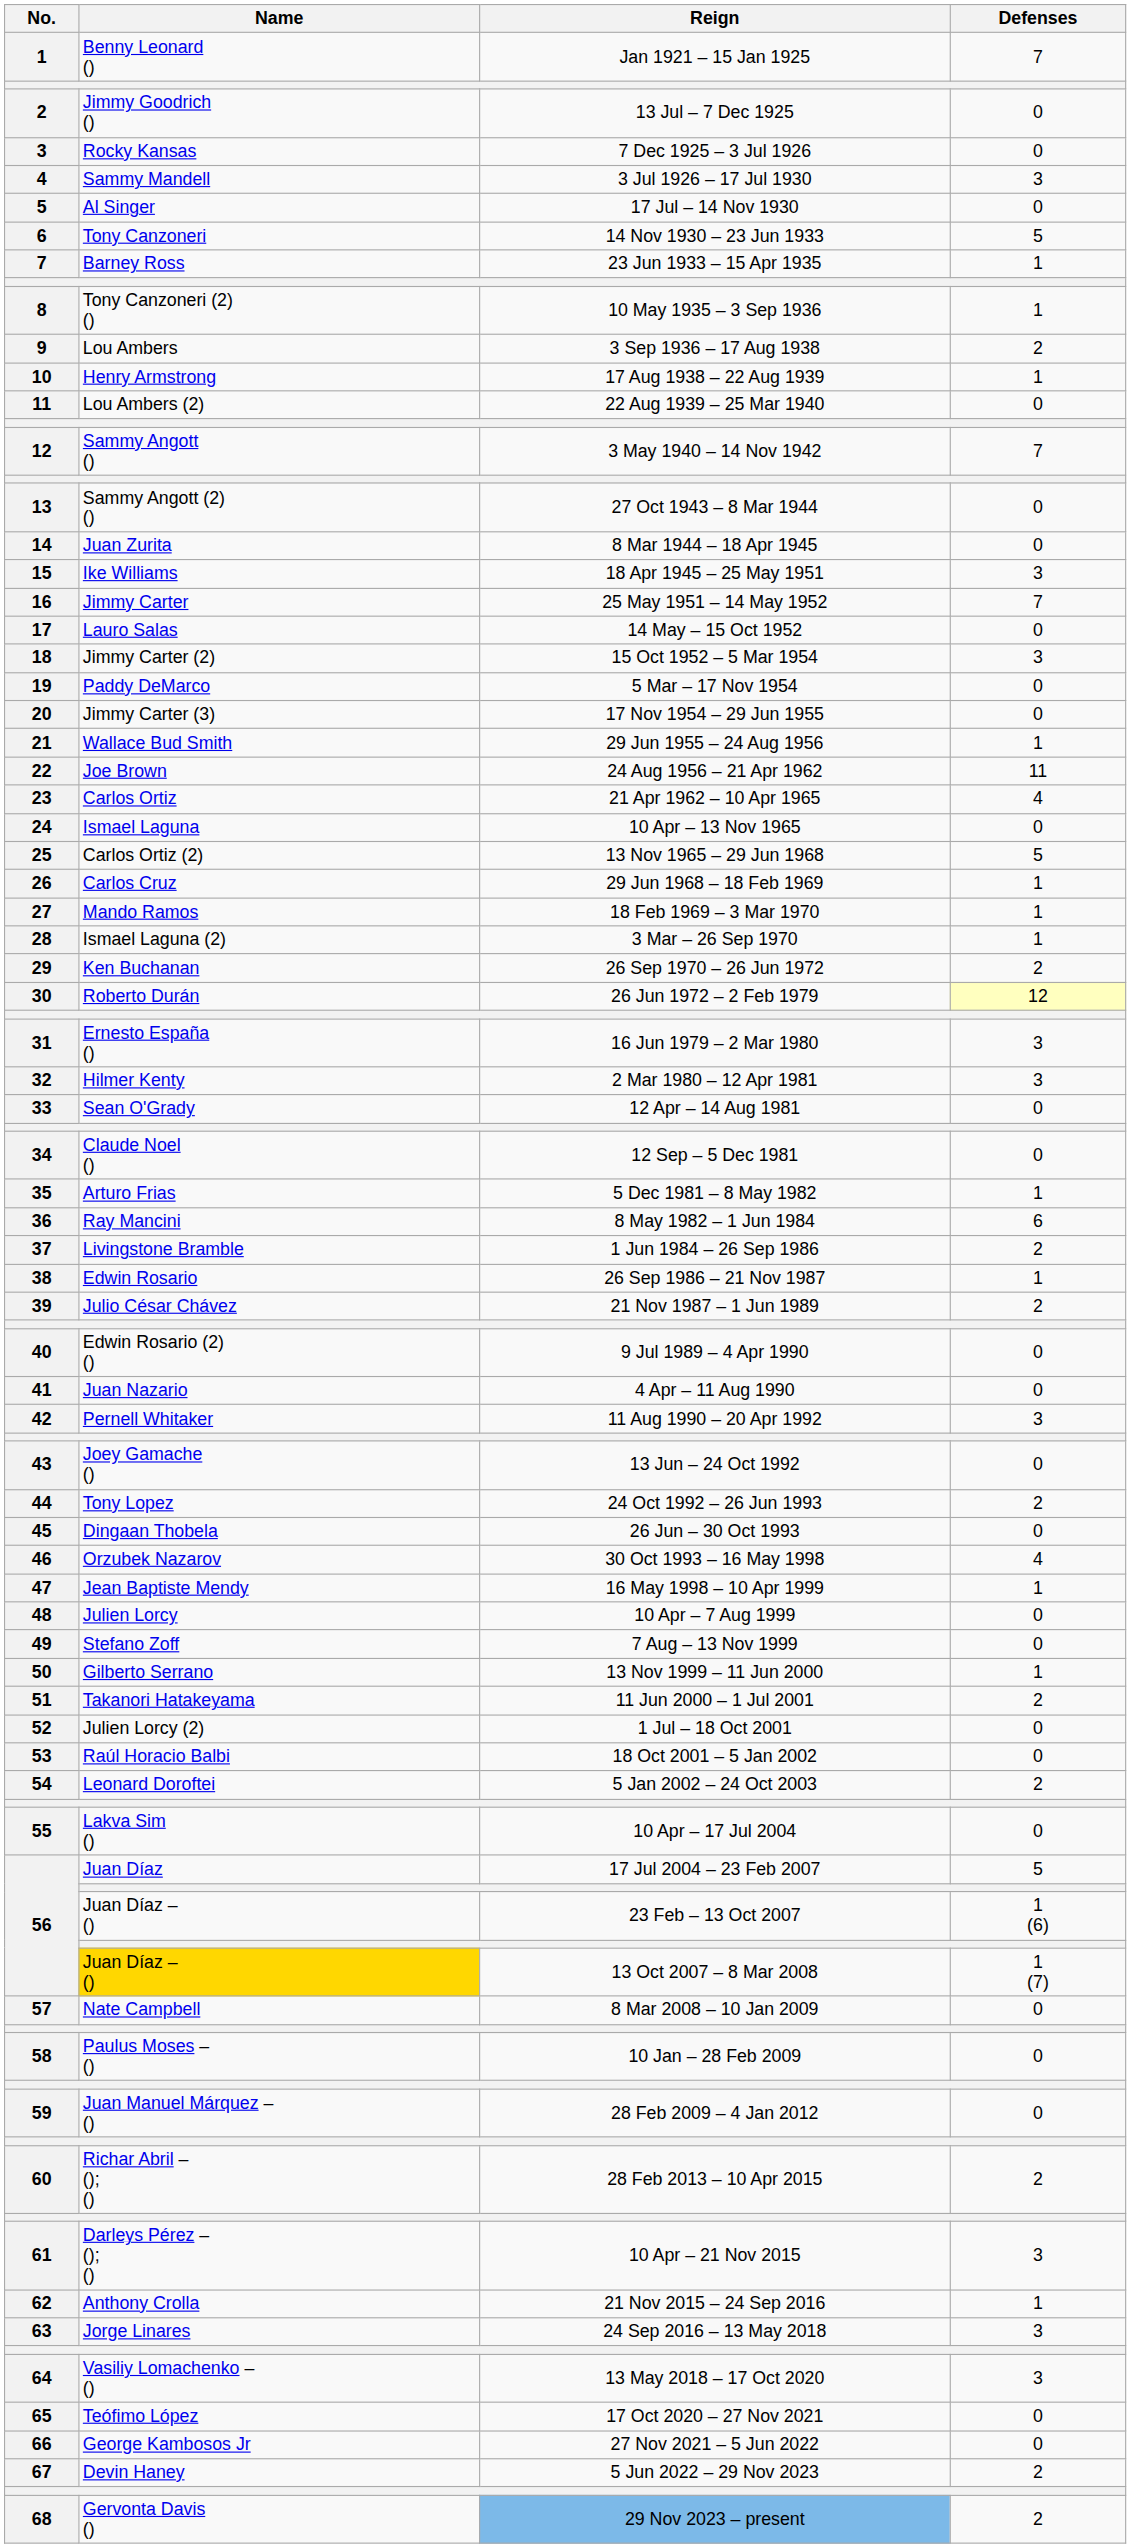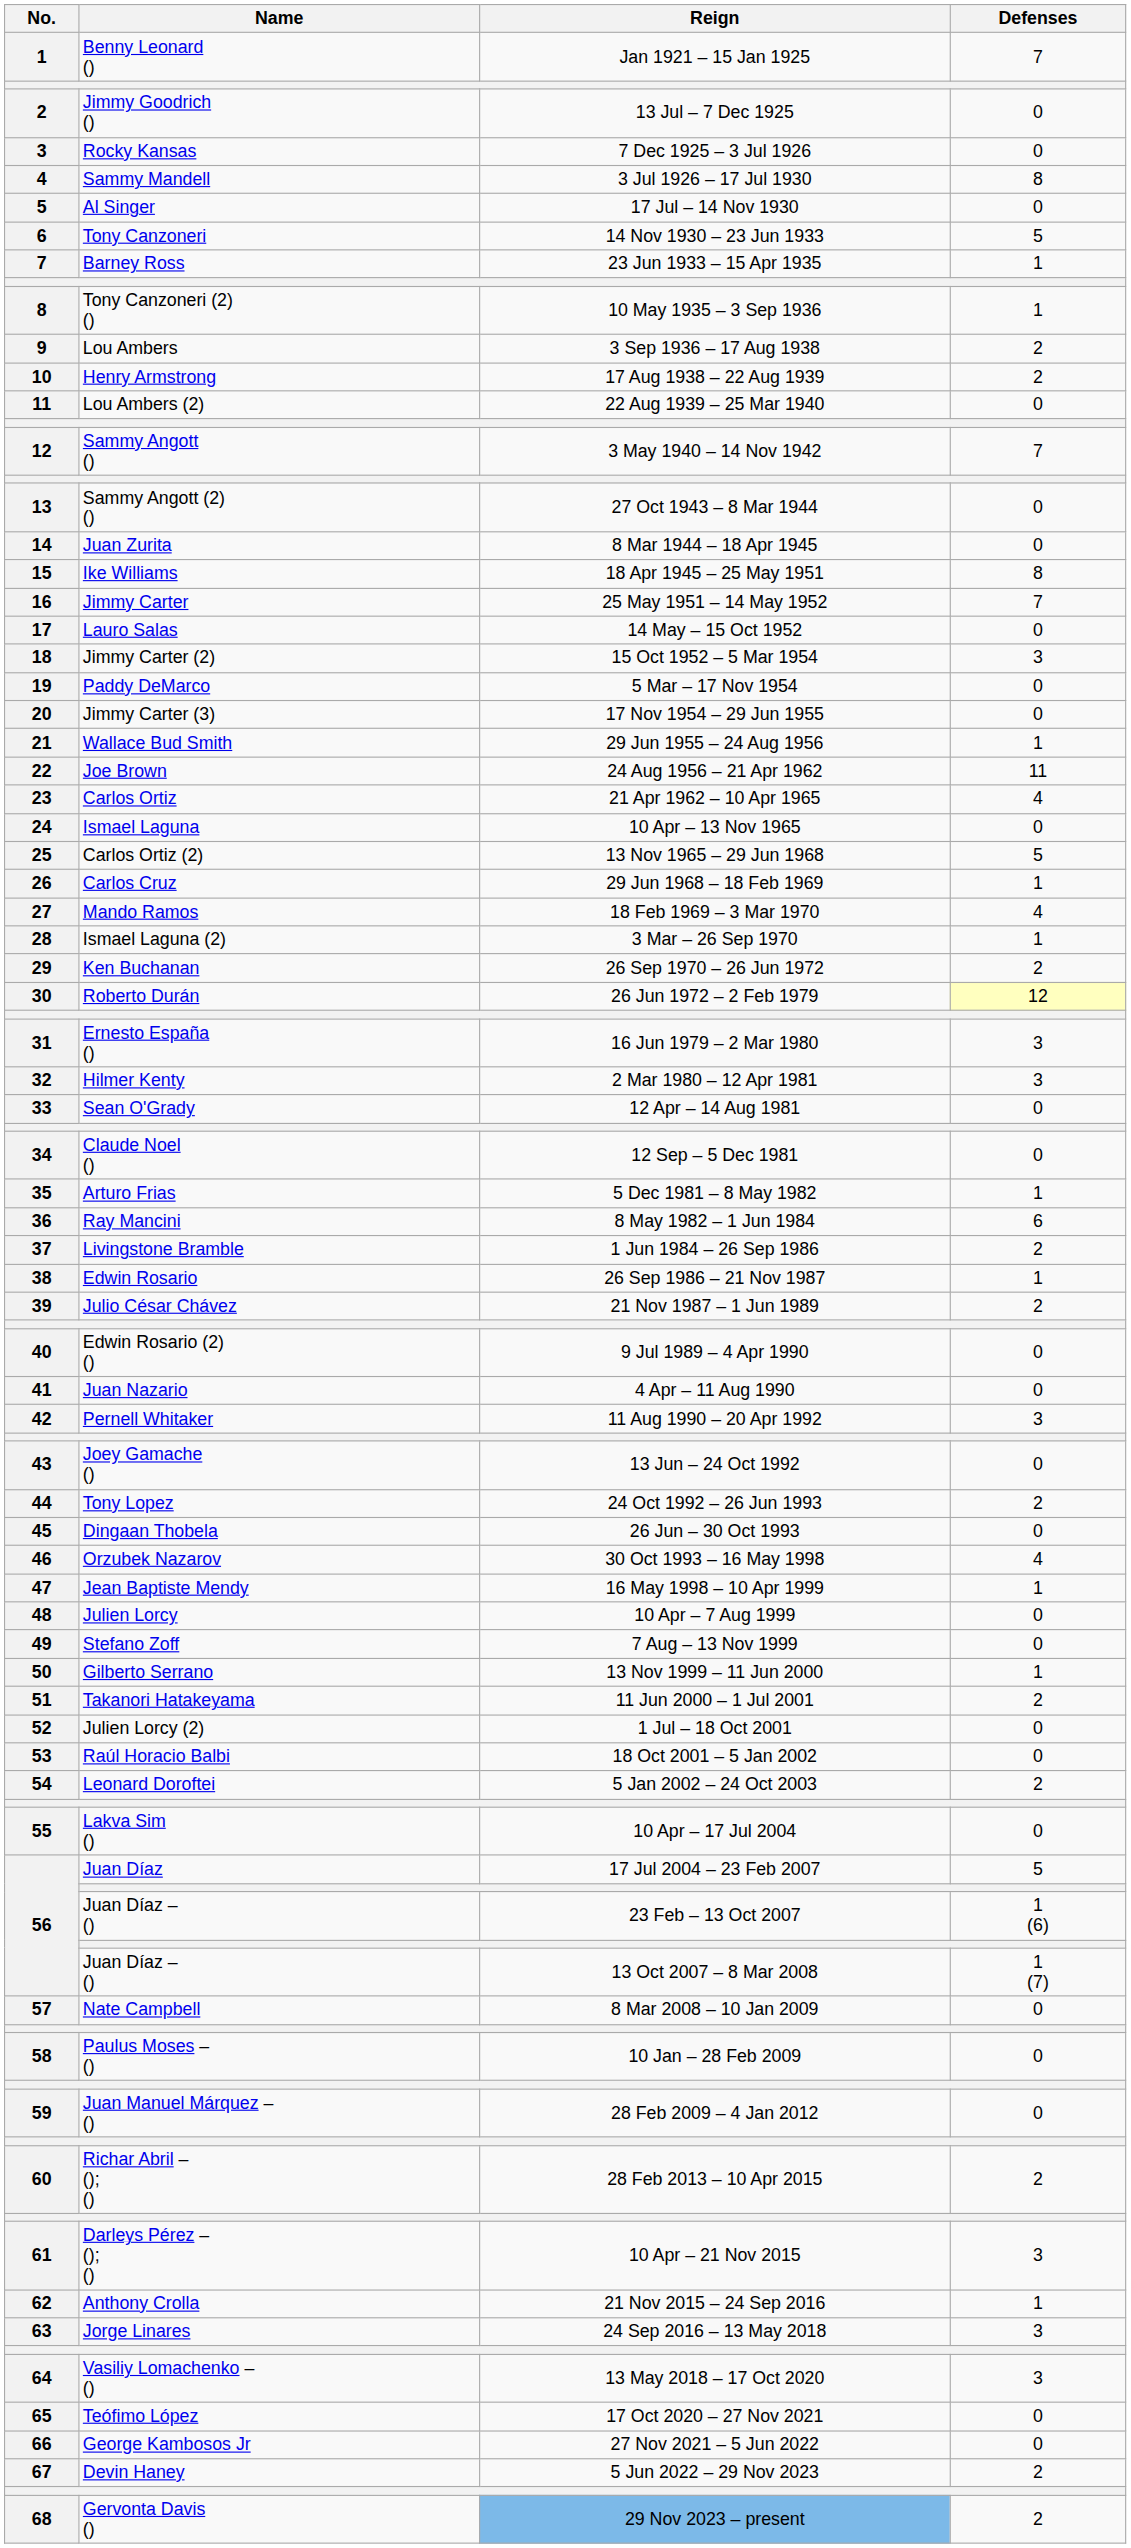(1038, 179) 3 -> (1038, 179) 8
(1038, 376) 1 -> (1038, 376) 2
(1038, 573) 3 -> (1038, 573) 8
(1038, 911) 1 -> (1038, 911) 4
(130, 1972) gold background -> (130, 1972) no background
